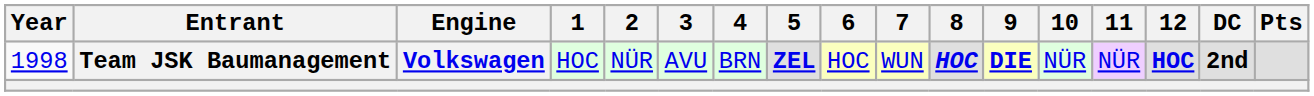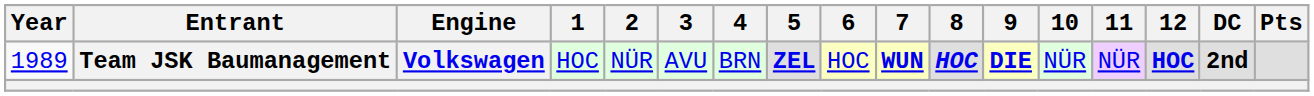(39, 61) 1998 -> (39, 61) 1989
(902, 61) normal -> (902, 61) bold
